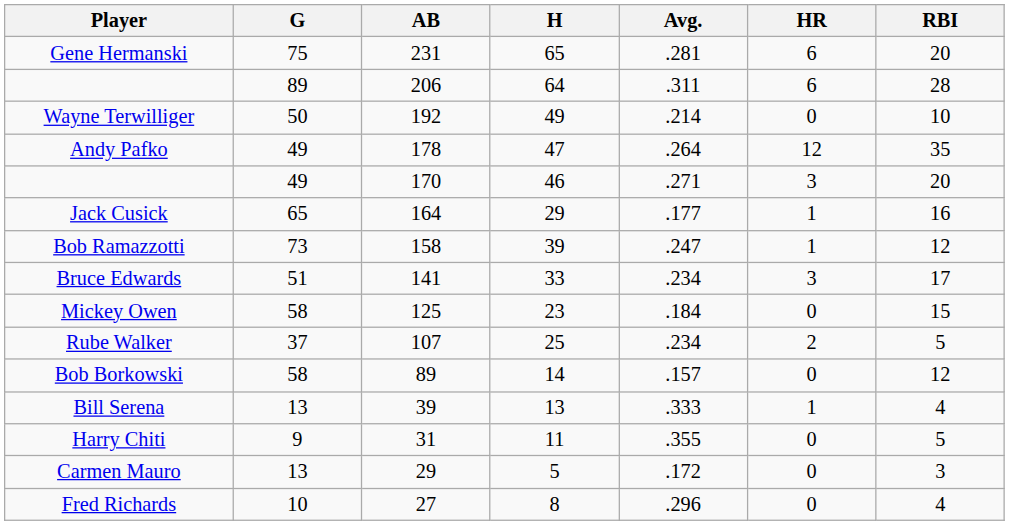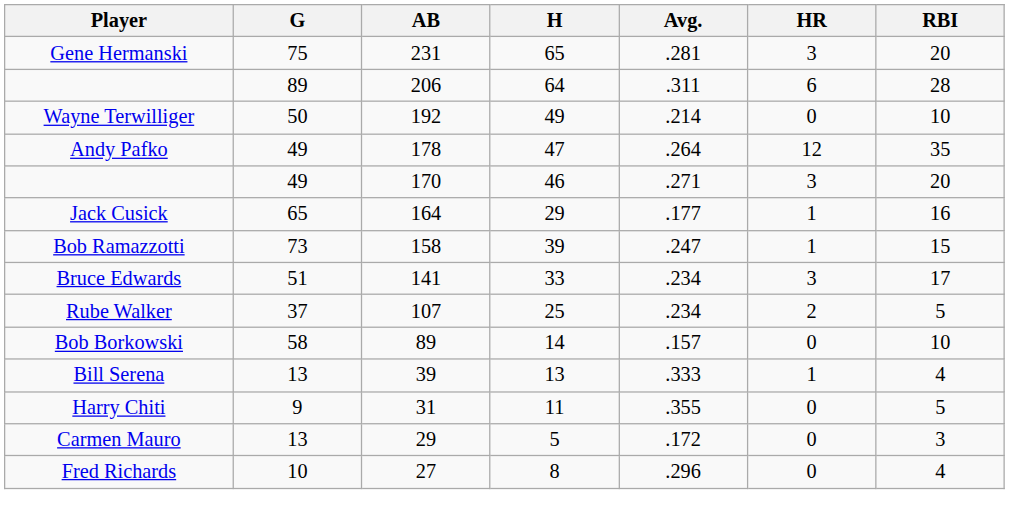(812, 52) 6 -> (812, 52) 3
(940, 246) 12 -> (940, 246) 15
- row: (119, 310)
(940, 375) 12 -> (940, 342) 10
